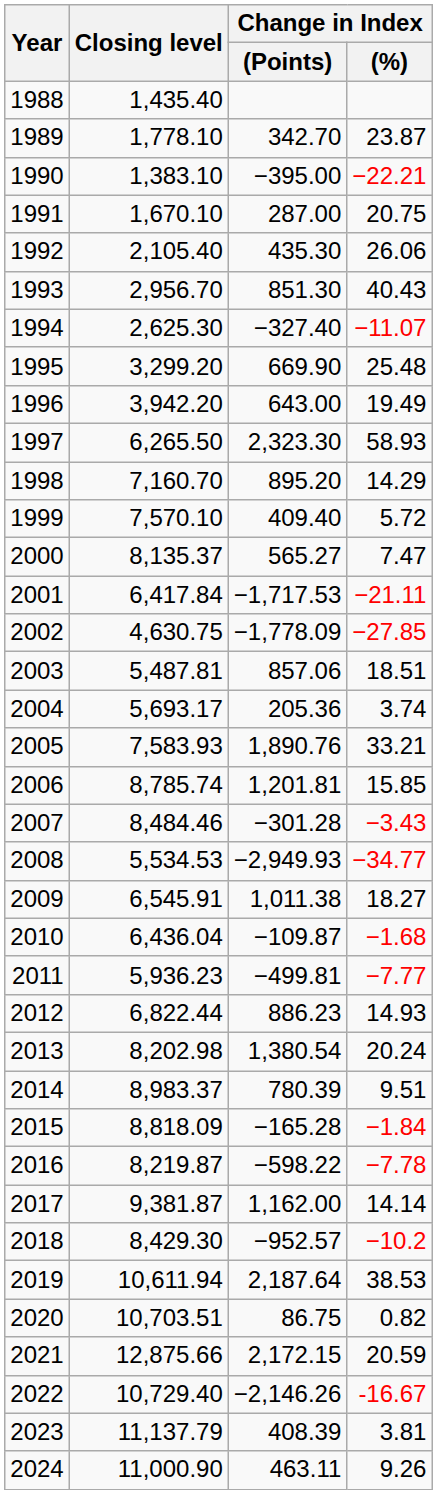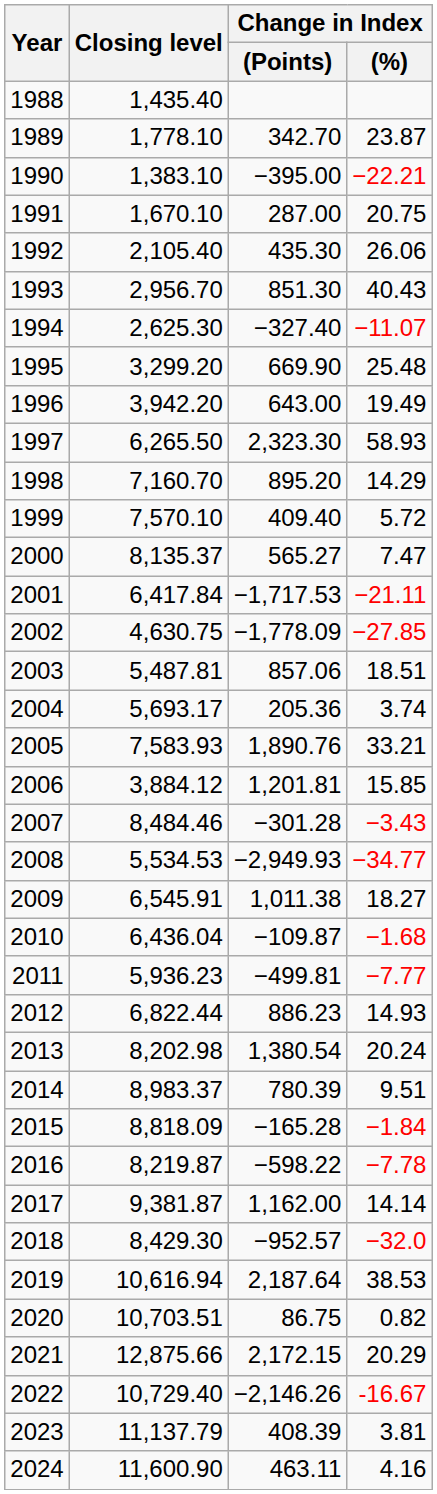(176, 784) 8,785.74 -> (176, 784) 3,884.12
(396, 1241) −10.2 -> (396, 1241) −32.0
(170, 1279) 10,611.94 -> (169, 1279) 10,616.94
(396, 1355) 20.59 -> (396, 1355) 20.29
(170, 1469) 11,000.90 -> (170, 1469) 11,600.90
(403, 1469) 9.26 -> (403, 1469) 4.16
